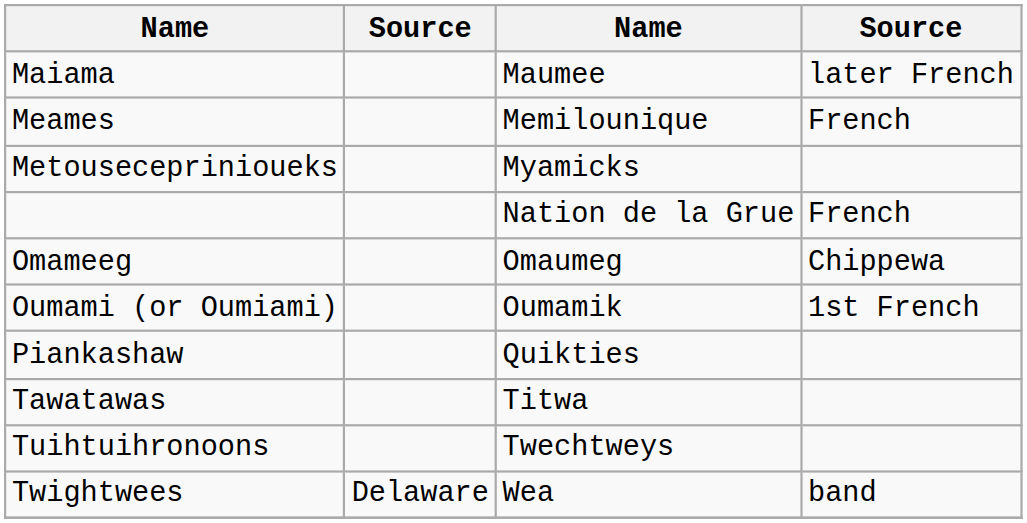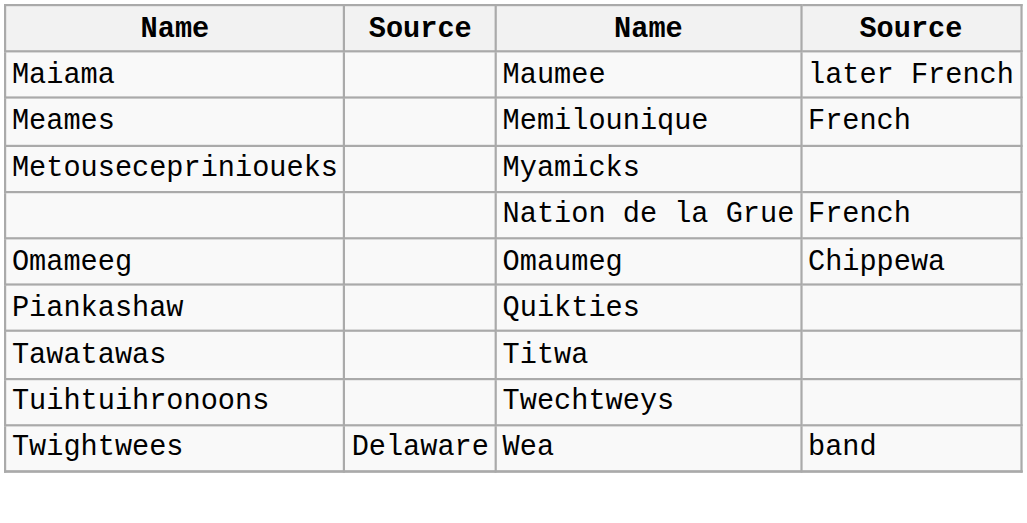- row: (175, 308)
